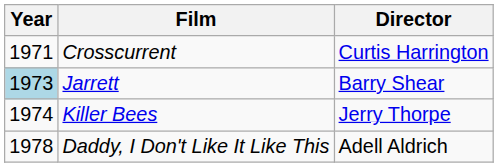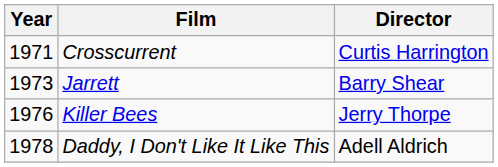(31, 83) lightblue background -> (31, 83) no background
(31, 114) 1974 -> (31, 114) 1976
